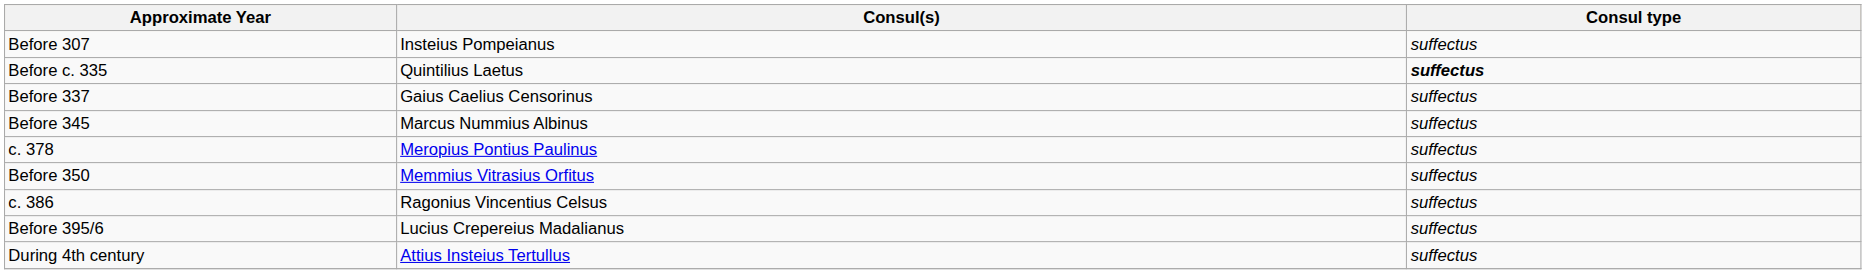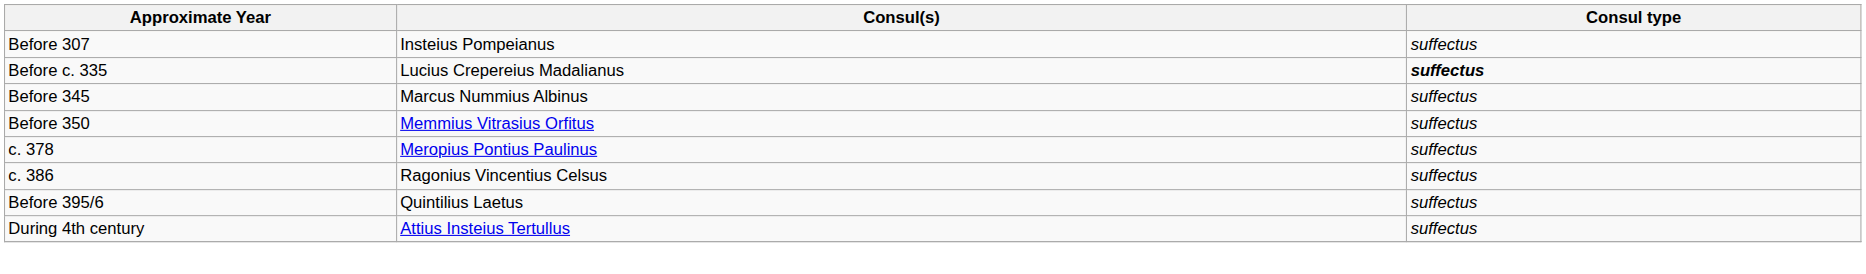(462, 70) Quintilius Laetus -> (512, 70) Lucius Crepereius Madalianus
- row: (49, 96)
rows swapped: (49, 176) <-> (31, 149)
(512, 228) Lucius Crepereius Madalianus -> (462, 202) Quintilius Laetus
